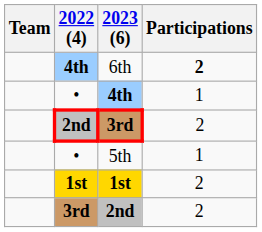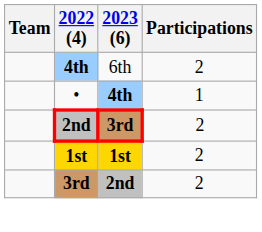(199, 66) bold -> (199, 66) normal
- row: (120, 155)
